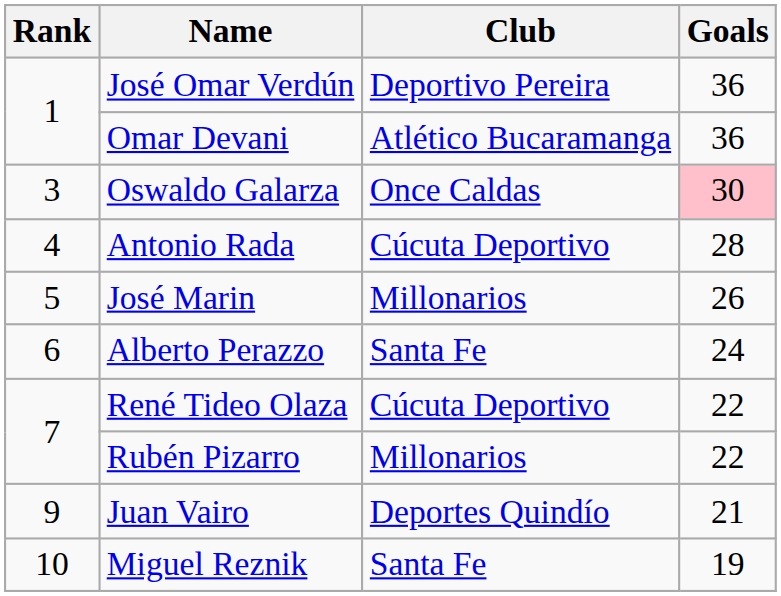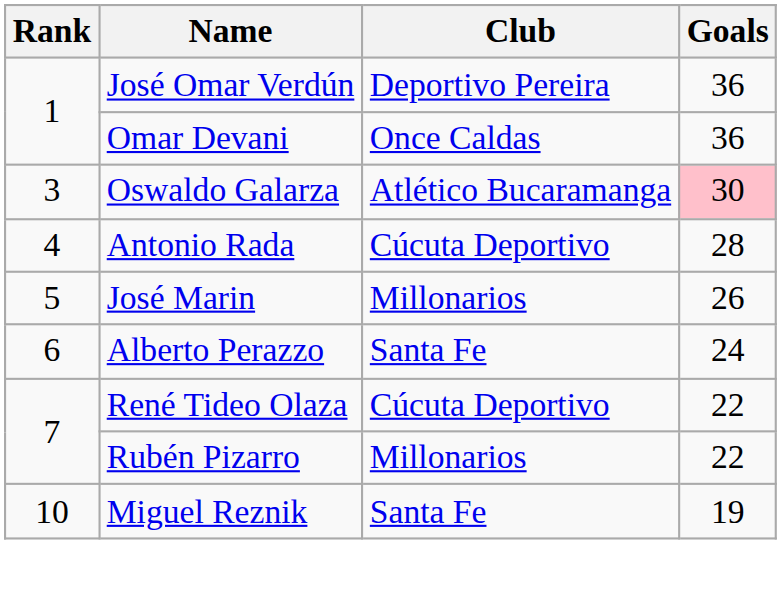(521, 137) Atlético Bucaramanga -> (455, 137) Once Caldas
(455, 191) Once Caldas -> (521, 191) Atlético Bucaramanga
- row: (178, 510)
